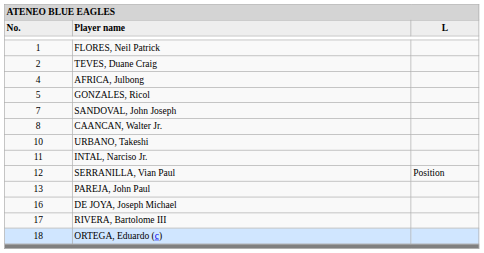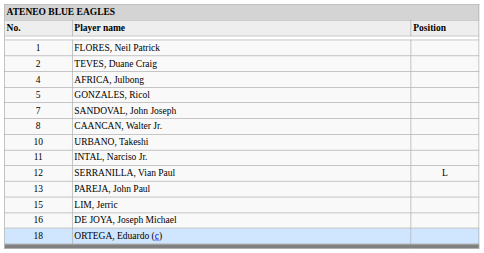(445, 28) L -> (430, 28) Position
(429, 173) Position -> (445, 173) L
+ row: (38, 205)
- row: (38, 220)
